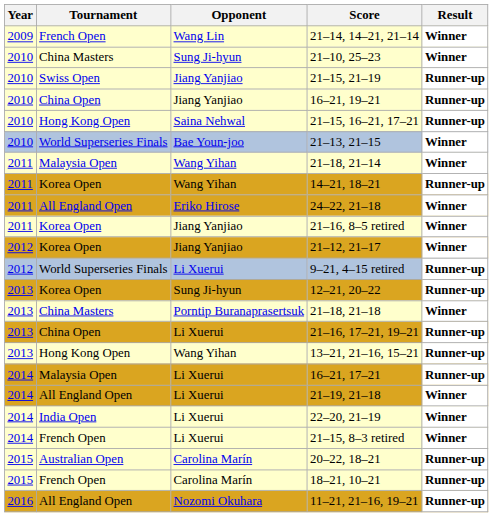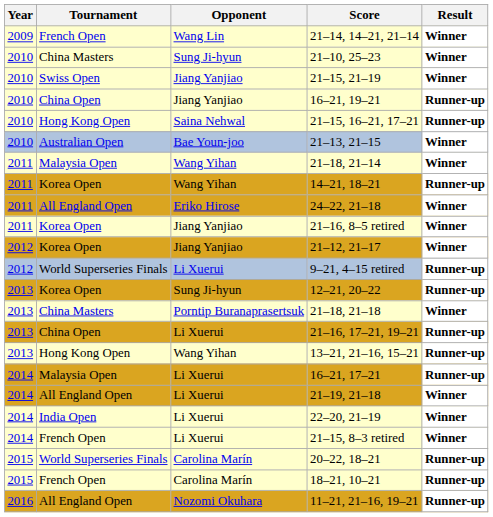(455, 78) Runner-up -> (446, 78) Winner
(103, 142) World Superseries Finals -> (81, 142) Australian Open
(81, 459) Australian Open -> (103, 459) World Superseries Finals
